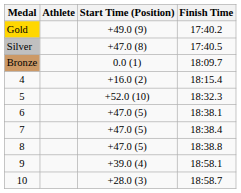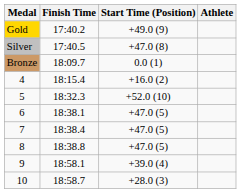columns swapped: (59, 12) <-> (206, 12)
